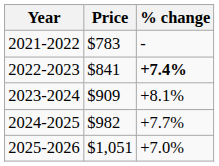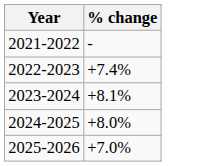- column: (110, 17)
(163, 69) bold -> (109, 69) normal
(162, 122) +7.7% -> (109, 122) +8.0%
